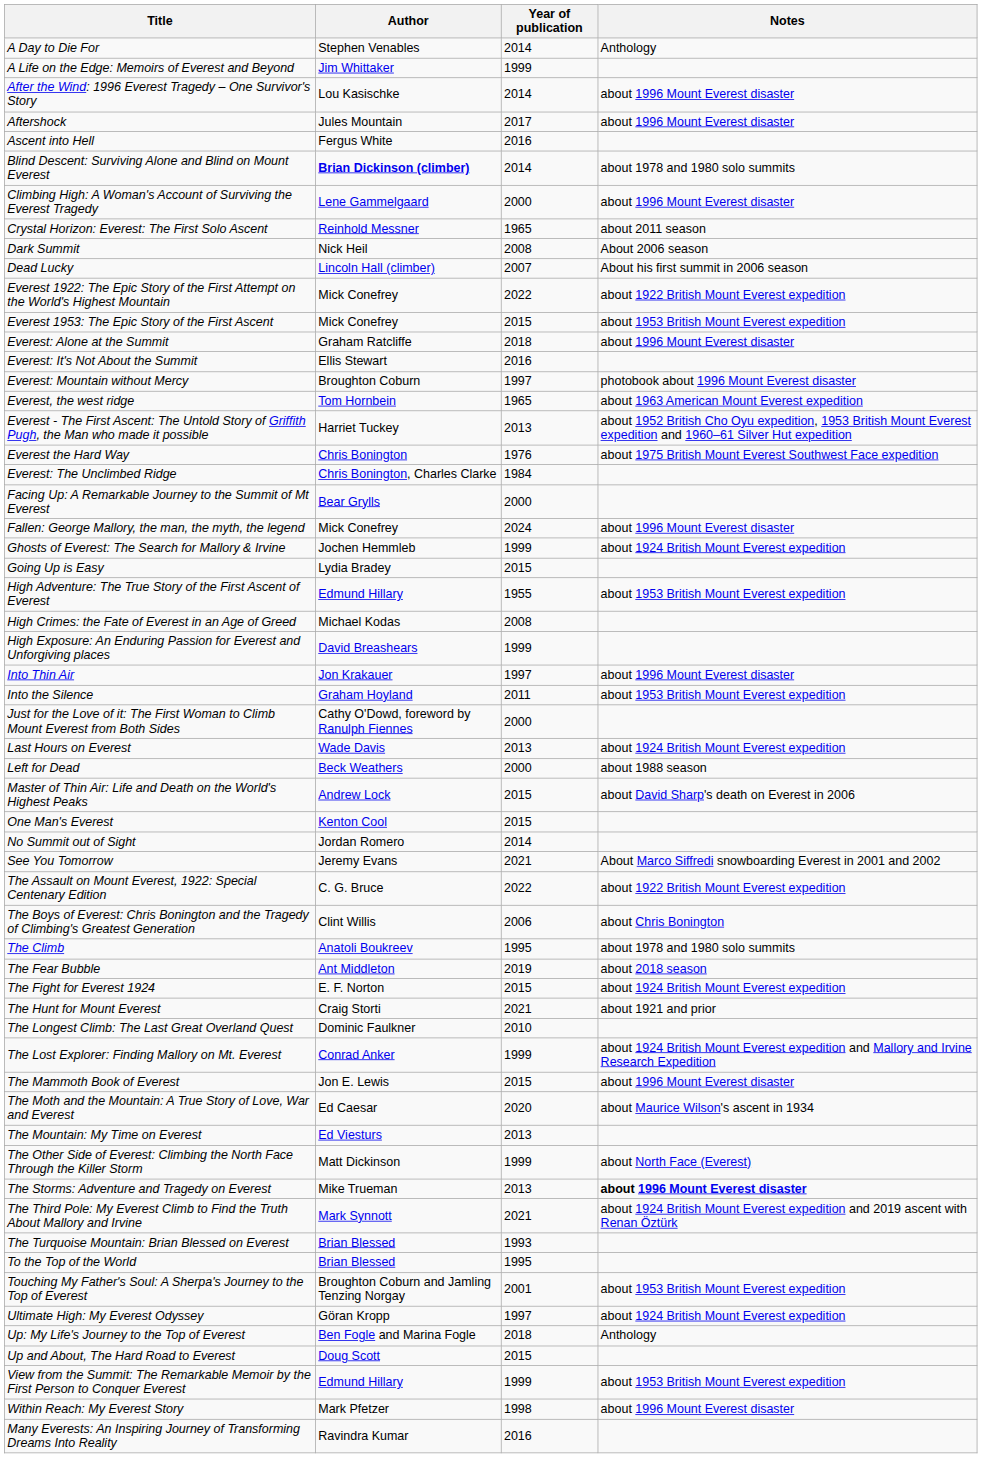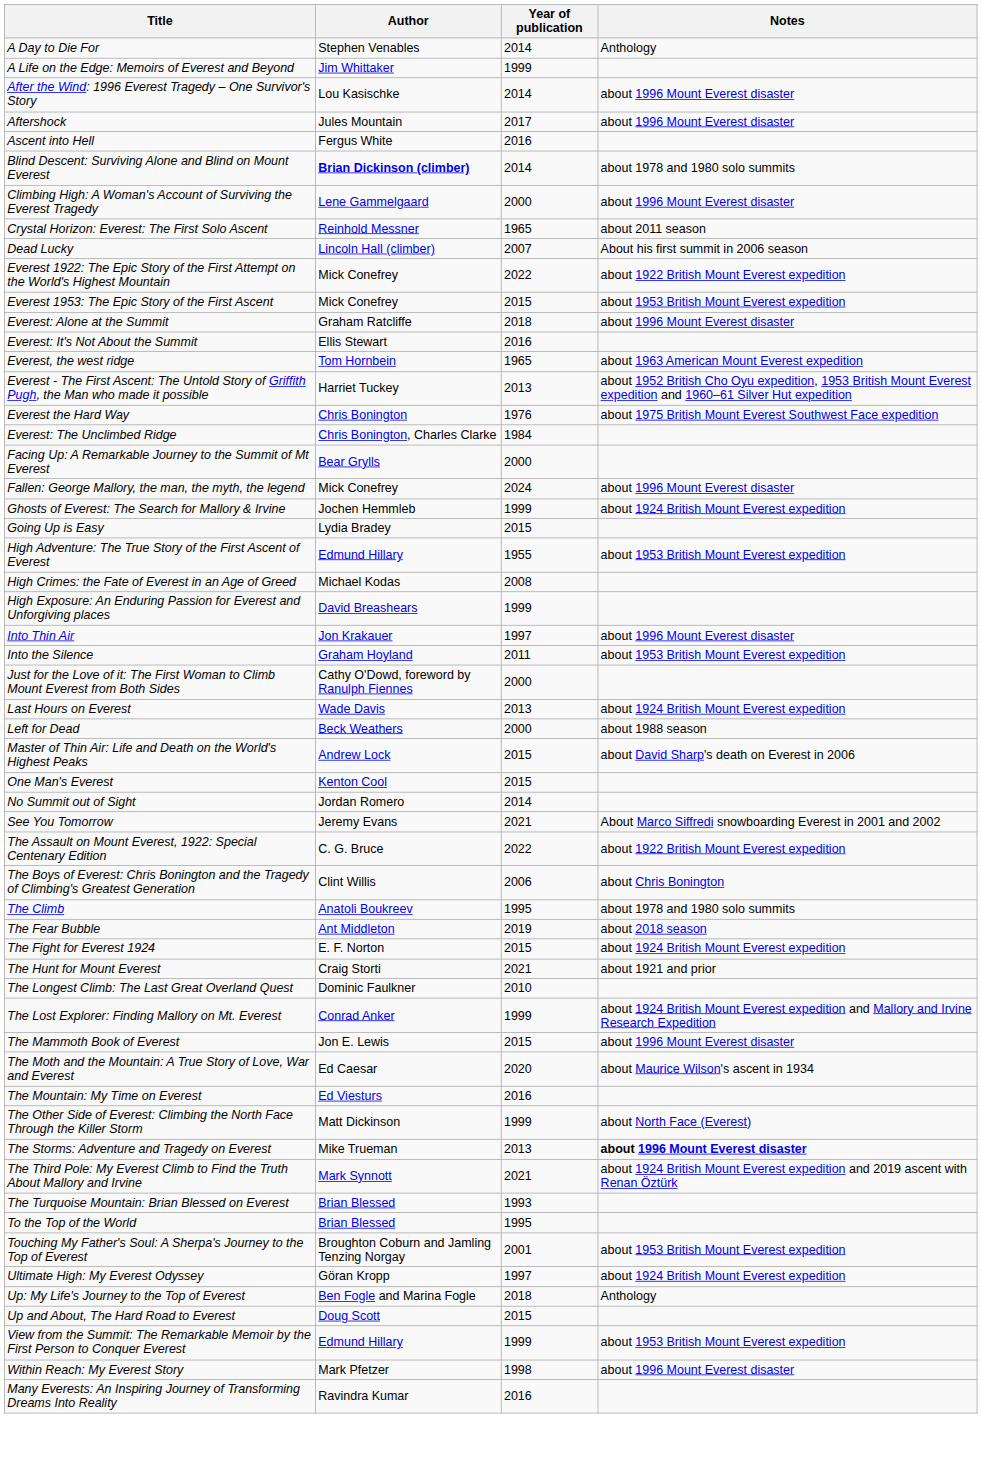- row: (43, 248)
- row: (98, 381)
(518, 1135) 2013 -> (518, 1095) 2016
